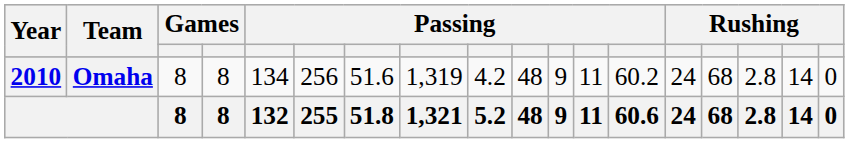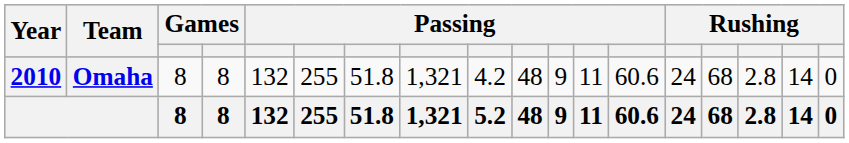(270, 76) 134 -> (270, 76) 132
(319, 76) 256 -> (319, 76) 255
(372, 76) 51.6 -> (372, 76) 51.8
(434, 76) 1,319 -> (434, 76) 1,321
(637, 76) 60.2 -> (637, 76) 60.6
